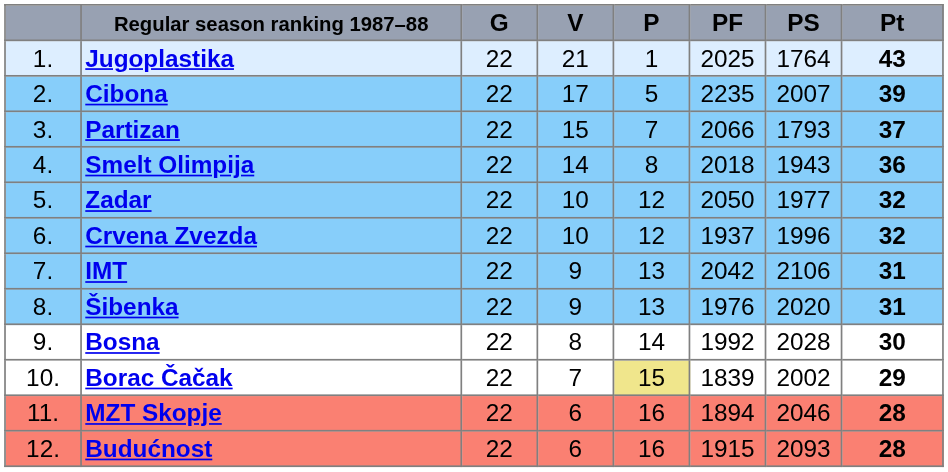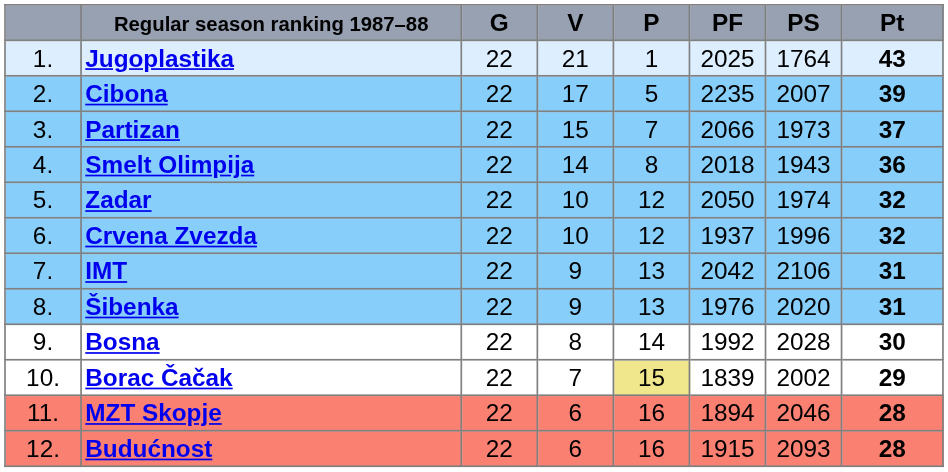(804, 129) 1793 -> (804, 129) 1973
(804, 200) 1977 -> (804, 200) 1974
